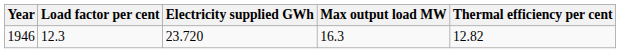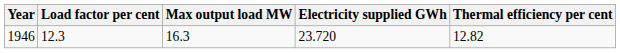columns swapped: (383, 15) <-> (240, 15)
